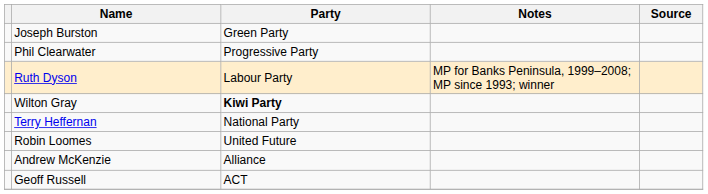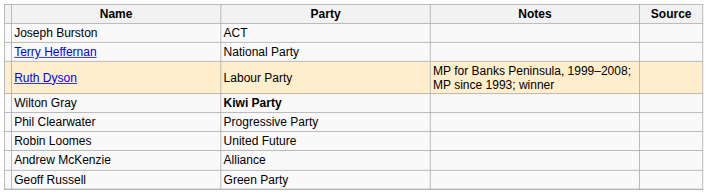(256, 33) Green Party -> (236, 33) ACT
rows swapped: (55, 52) <-> (55, 123)
(236, 180) ACT -> (256, 180) Green Party
